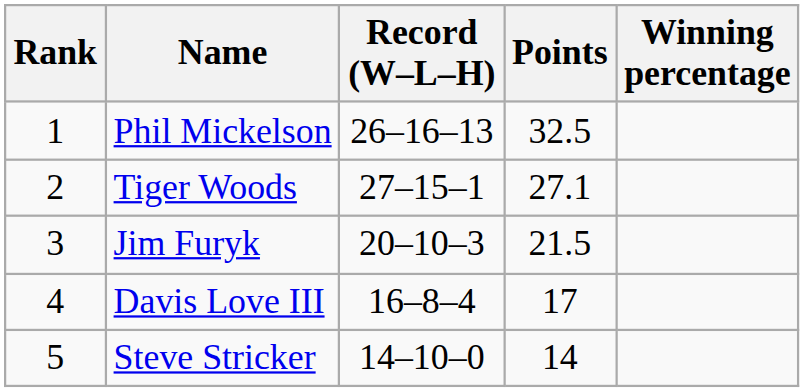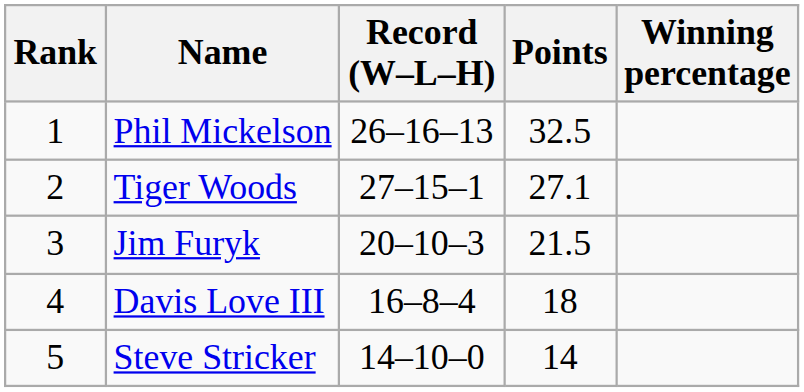(560, 300) 17 -> (560, 300) 18
